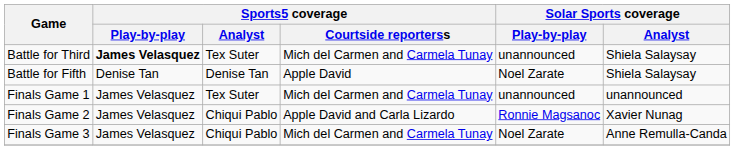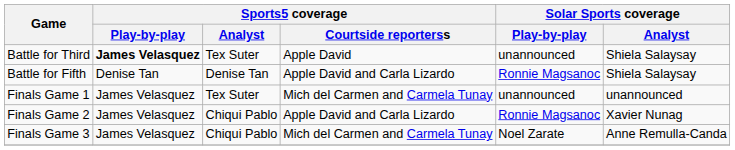(388, 54) Mich del Carmen and Carmela Tunay -> (317, 54) Apple David
(317, 74) Apple David -> (369, 74) Apple David and Carla Lizardo
(531, 74) Noel Zarate -> (549, 74) Ronnie Magsanoc
